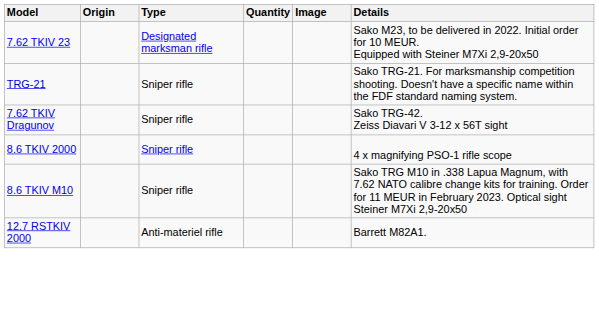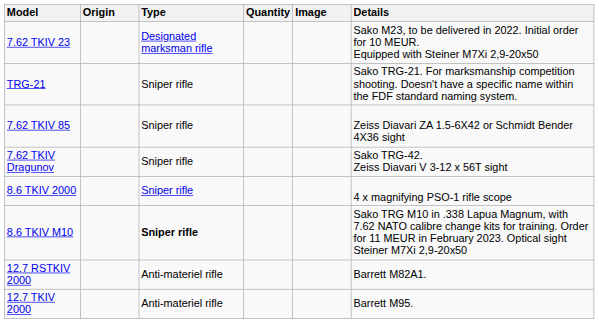+ row: (39, 126)
(167, 191) normal -> (170, 232) bold
+ row: (31, 304)
